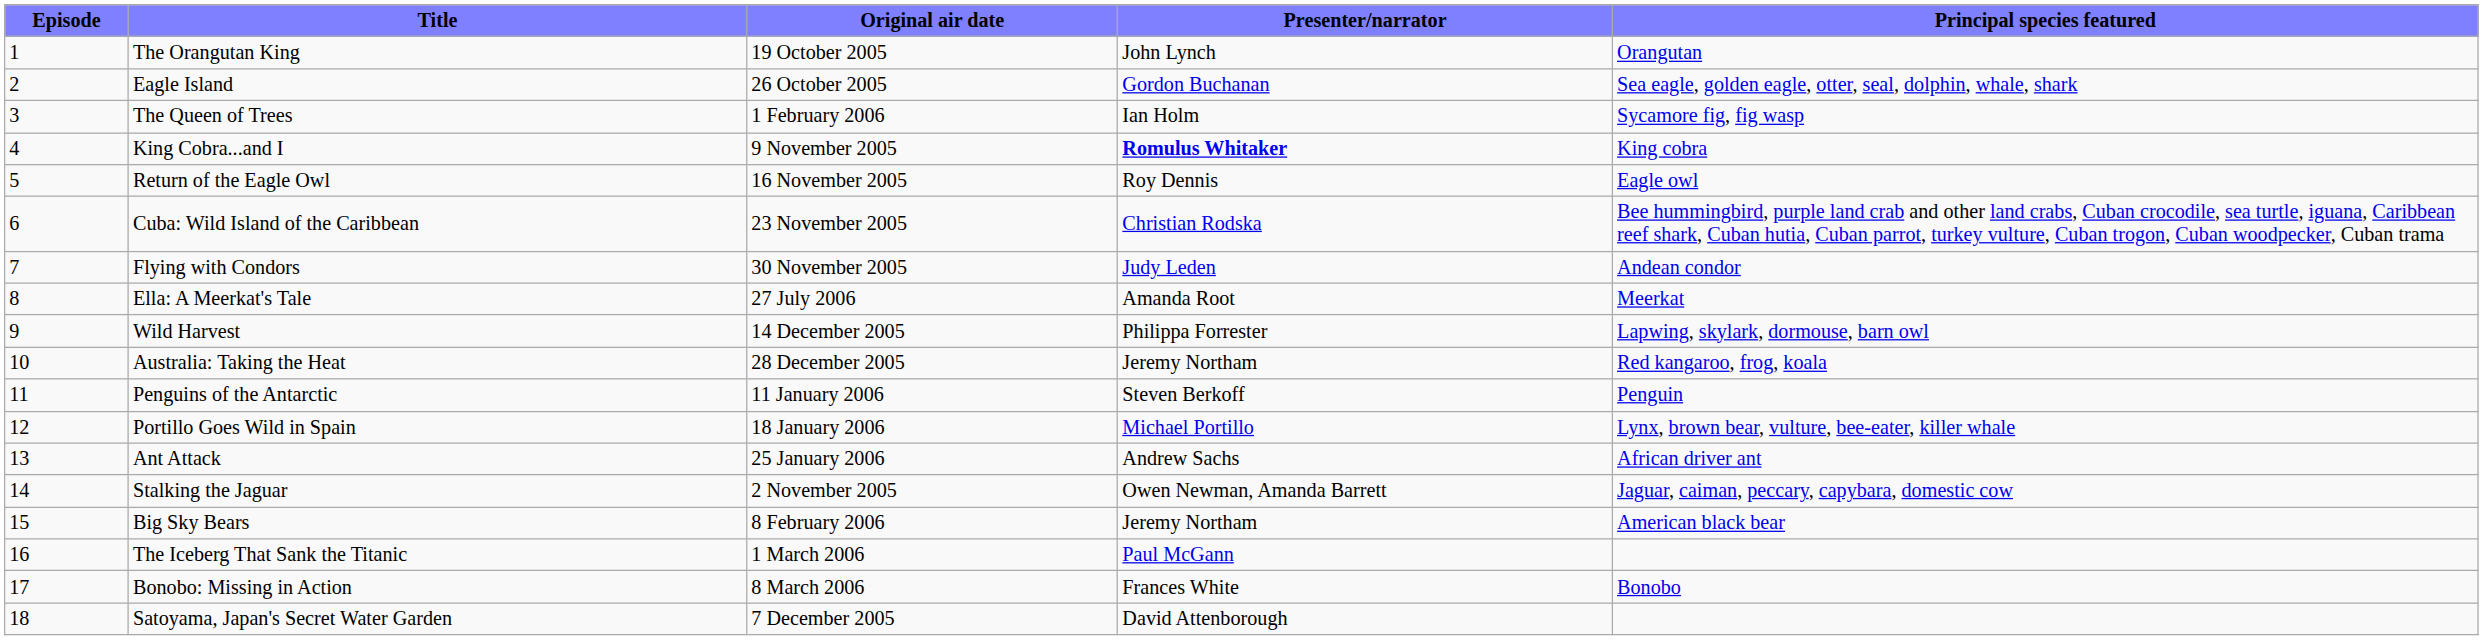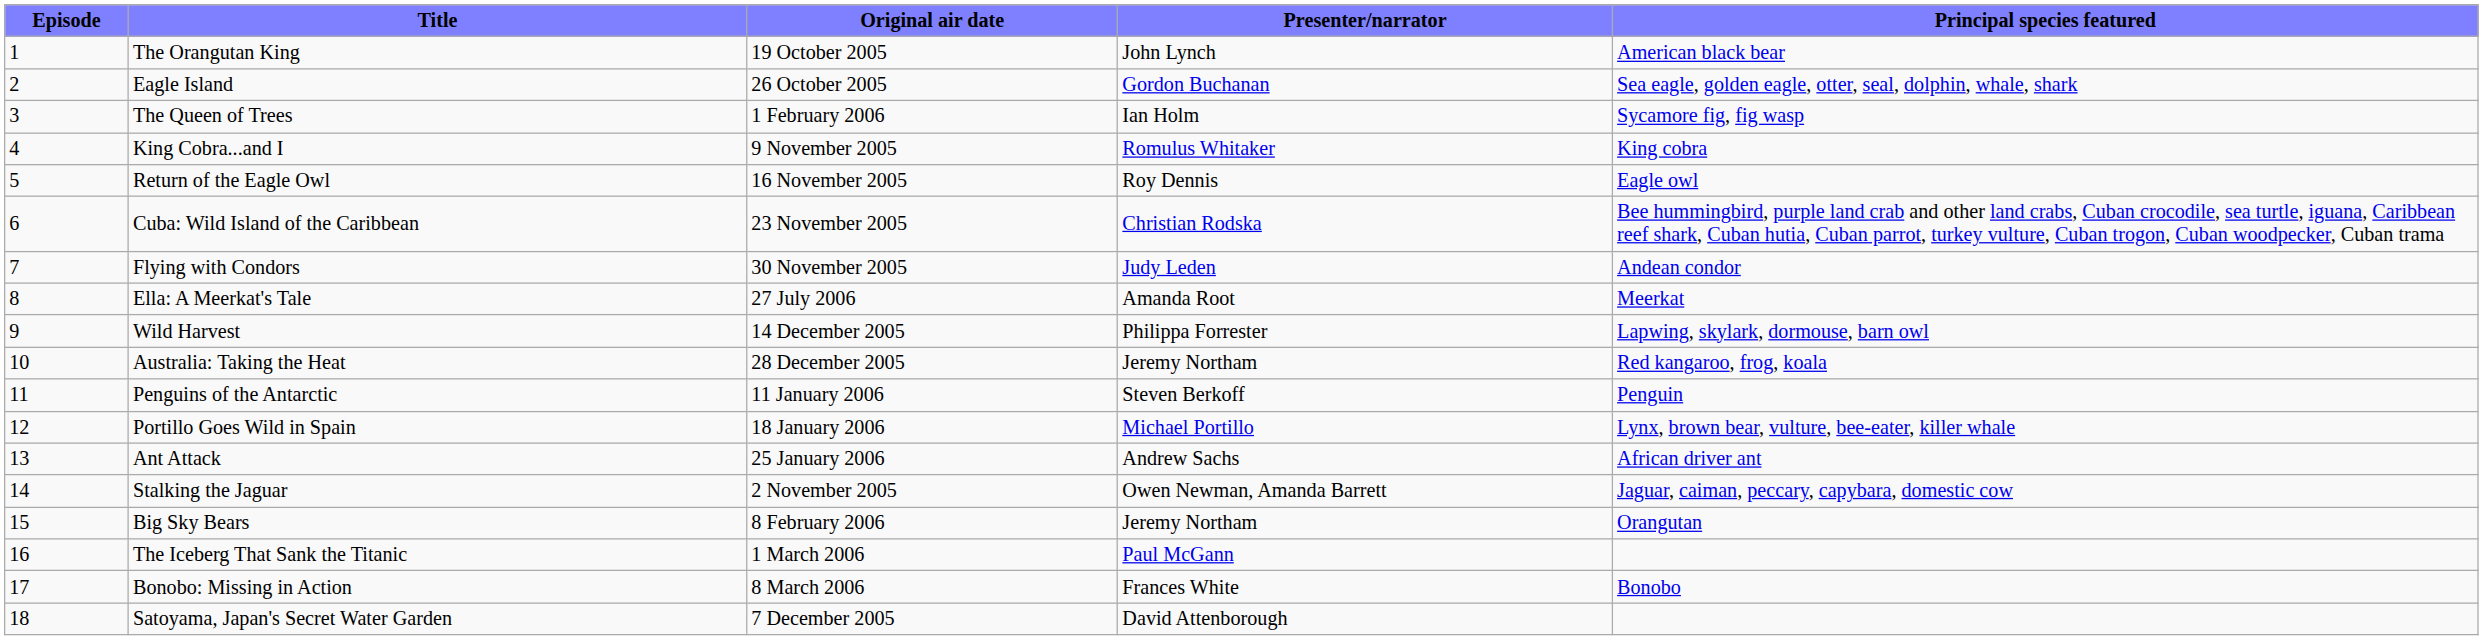(1660, 52) Orangutan -> (1701, 52) American black bear
(1205, 148) bold -> (1199, 148) normal
(1701, 522) American black bear -> (1660, 522) Orangutan
